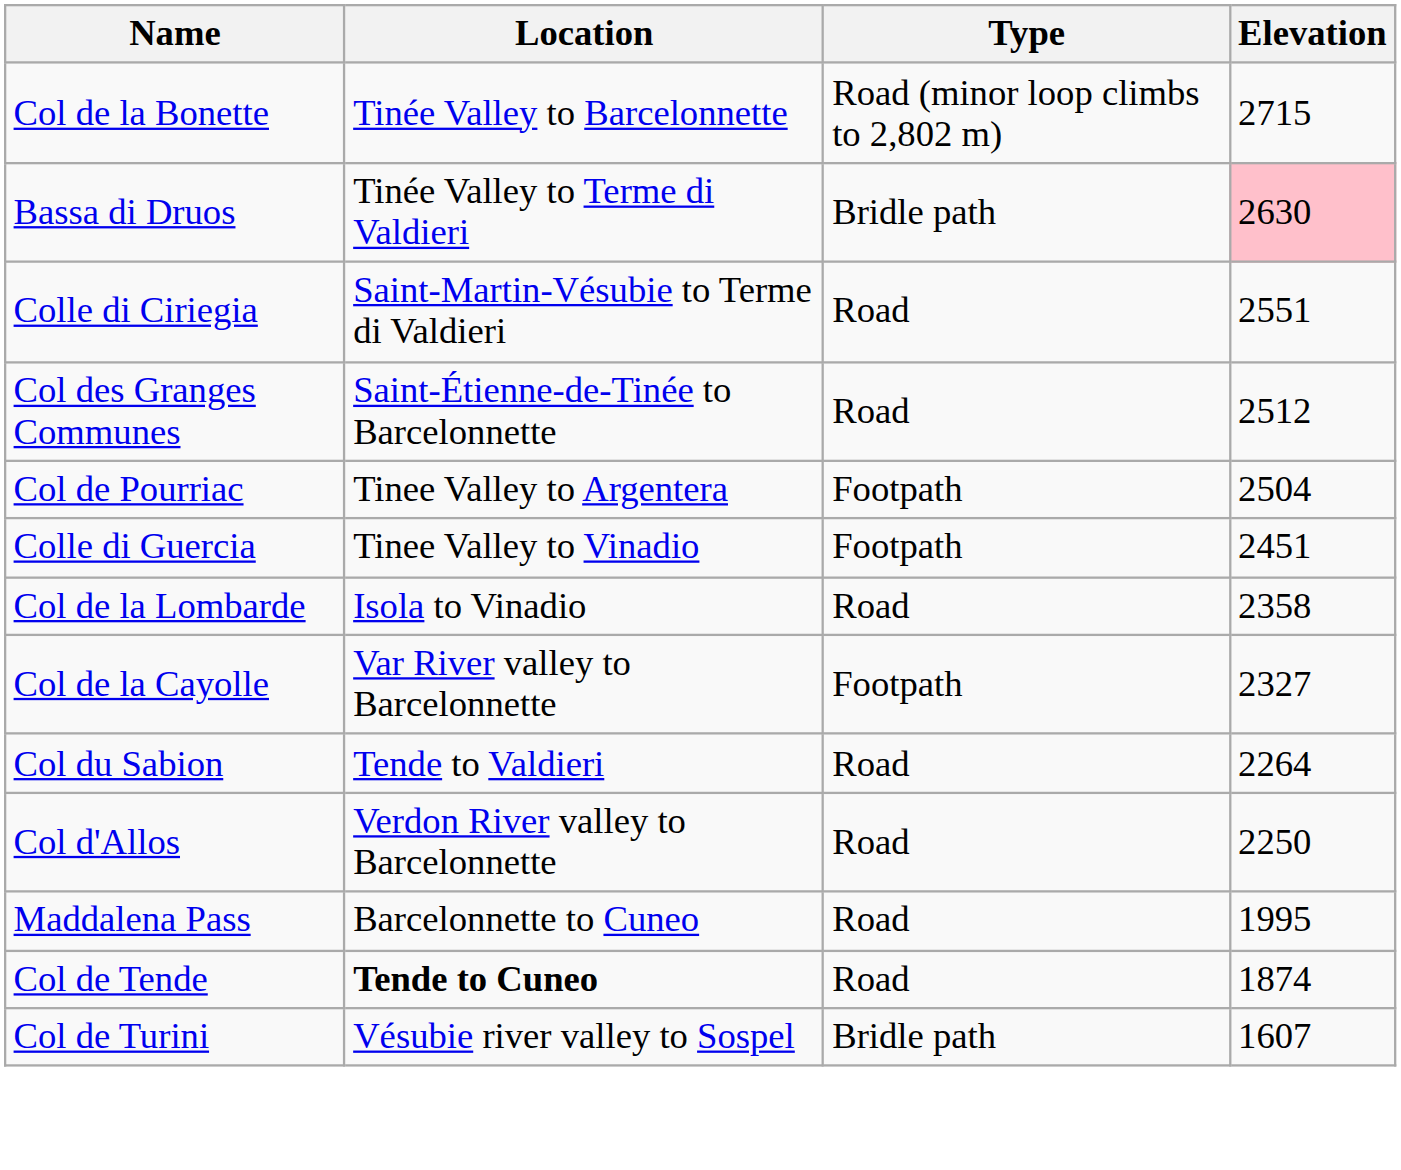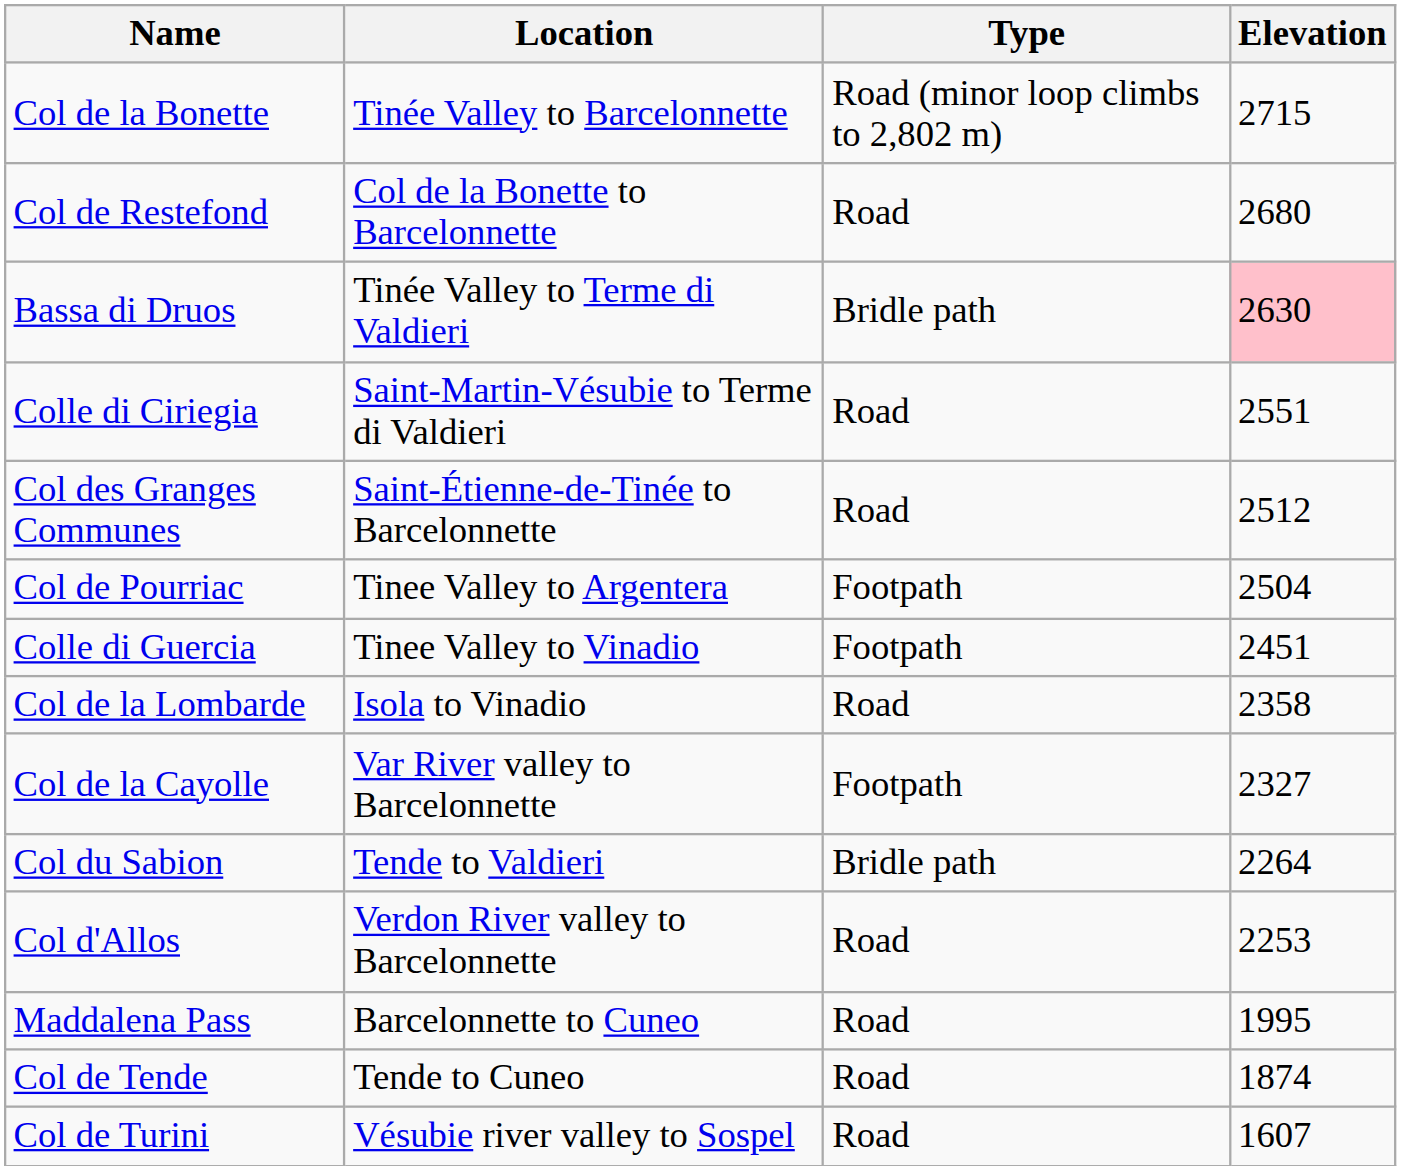+ row: (141, 211)
(871, 762) Road -> (914, 861) Bridle path
(1275, 841) 2250 -> (1275, 940) 2253
(476, 978) bold -> (469, 1077) normal
(914, 1036) Bridle path -> (871, 1135) Road
